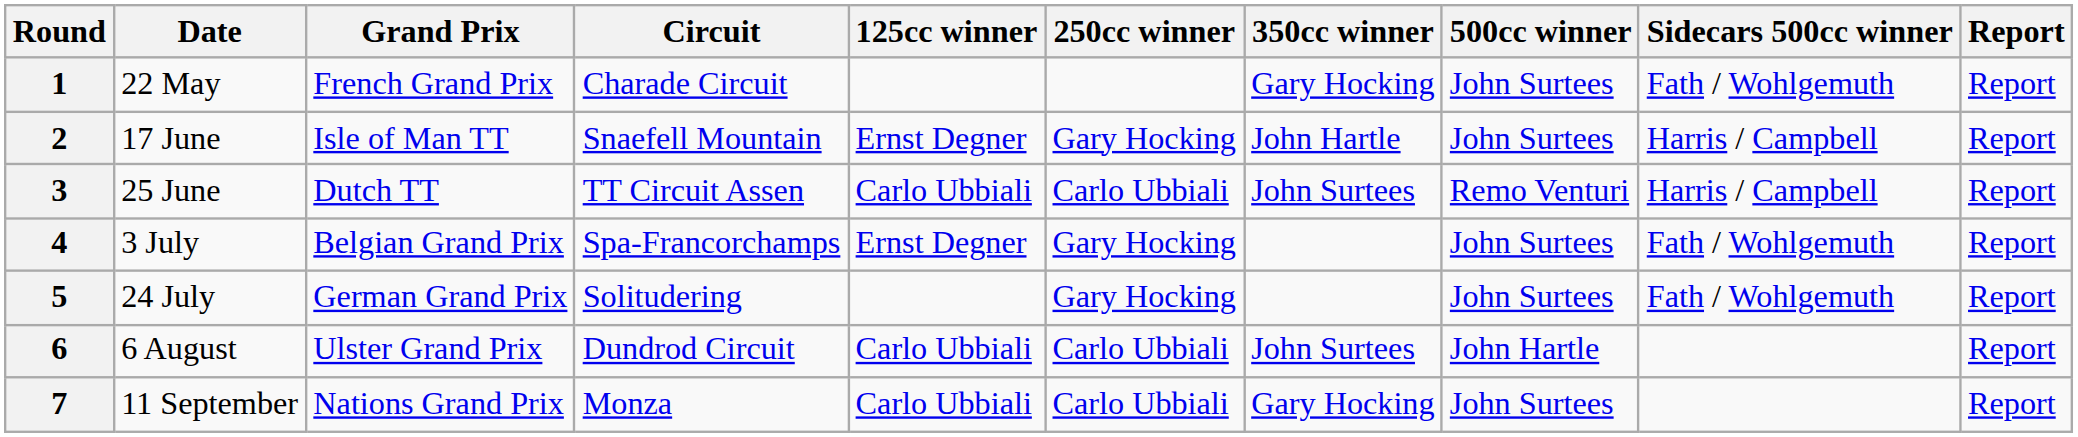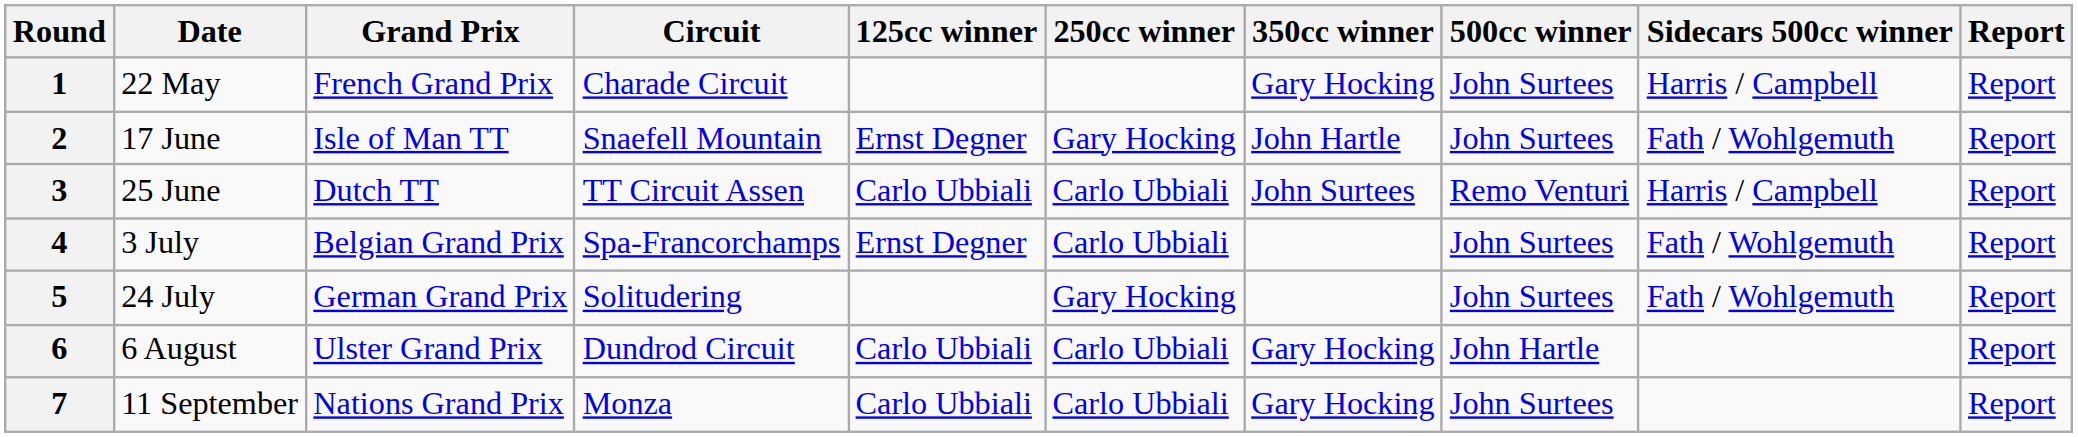(1770, 83) Fath / Wohlgemuth -> (1762, 83) Harris / Campbell
(1762, 137) Harris / Campbell -> (1770, 137) Fath / Wohlgemuth
(1144, 243) Gary Hocking -> (1141, 243) Carlo Ubbiali
(1333, 349) John Surtees -> (1343, 349) Gary Hocking
